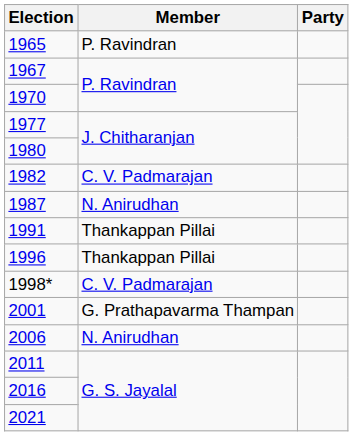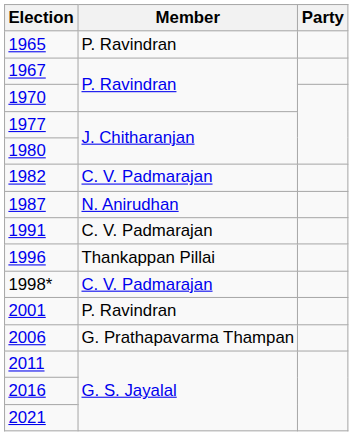(148, 230) Thankappan Pillai -> (147, 230) C. V. Padmarajan
(188, 310) G. Prathapavarma Thampan -> (129, 310) P. Ravindran
(130, 337) N. Anirudhan -> (188, 337) G. Prathapavarma Thampan
